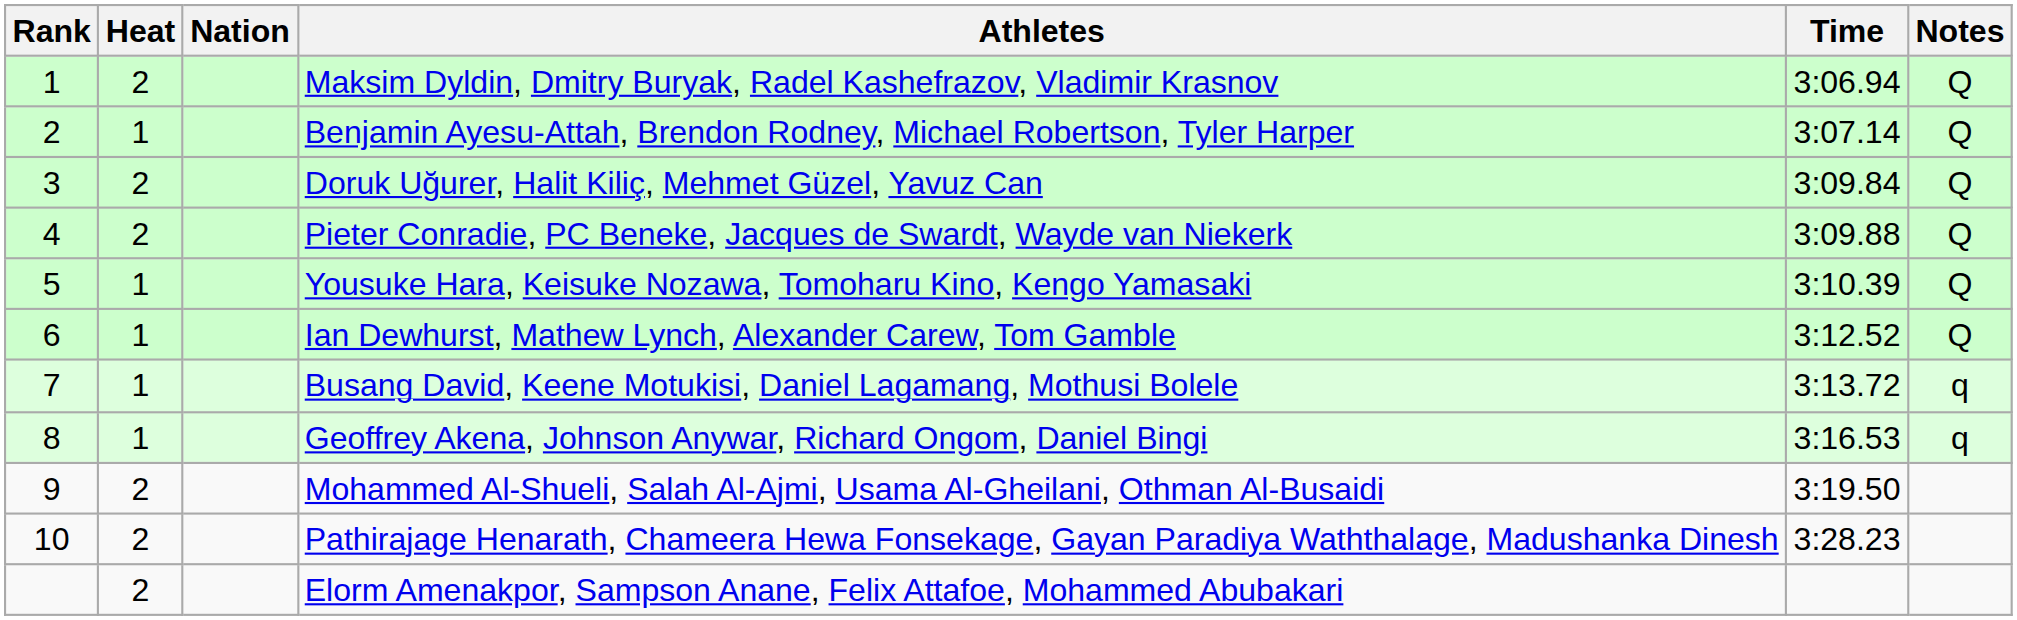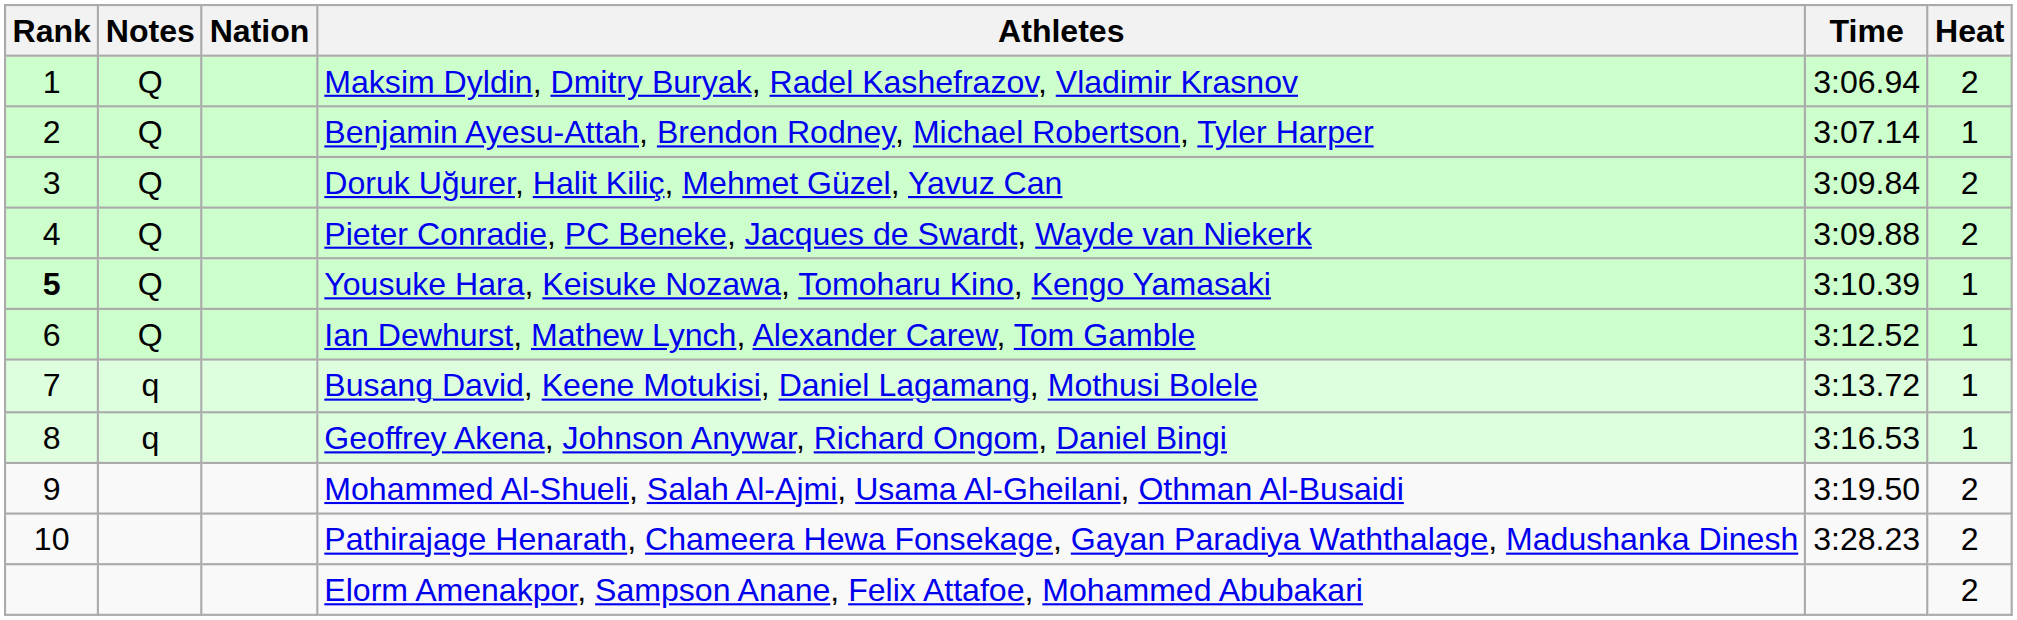columns swapped: (141, 31) <-> (1960, 31)
(52, 284) normal -> (52, 284) bold
